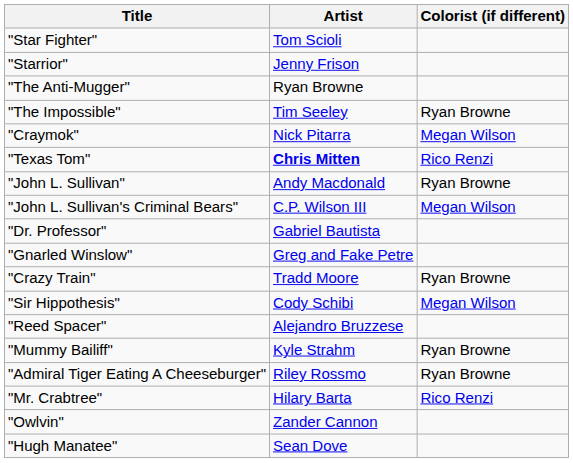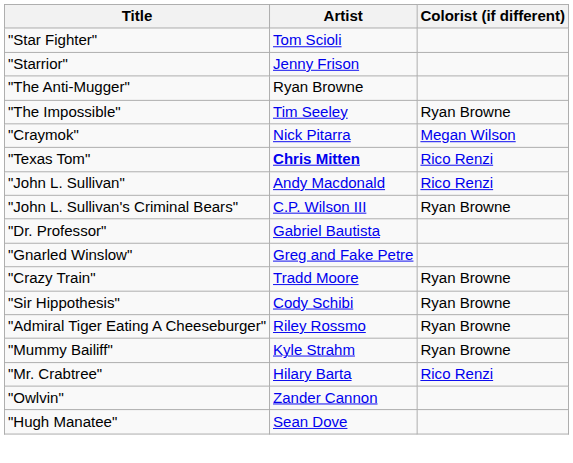(466, 183) Ryan Browne -> (457, 183) Rico Renzi
(468, 207) Megan Wilson -> (466, 207) Ryan Browne
(468, 302) Megan Wilson -> (466, 302) Ryan Browne
- row: (57, 326)
rows swapped: (60, 350) <-> (137, 374)
